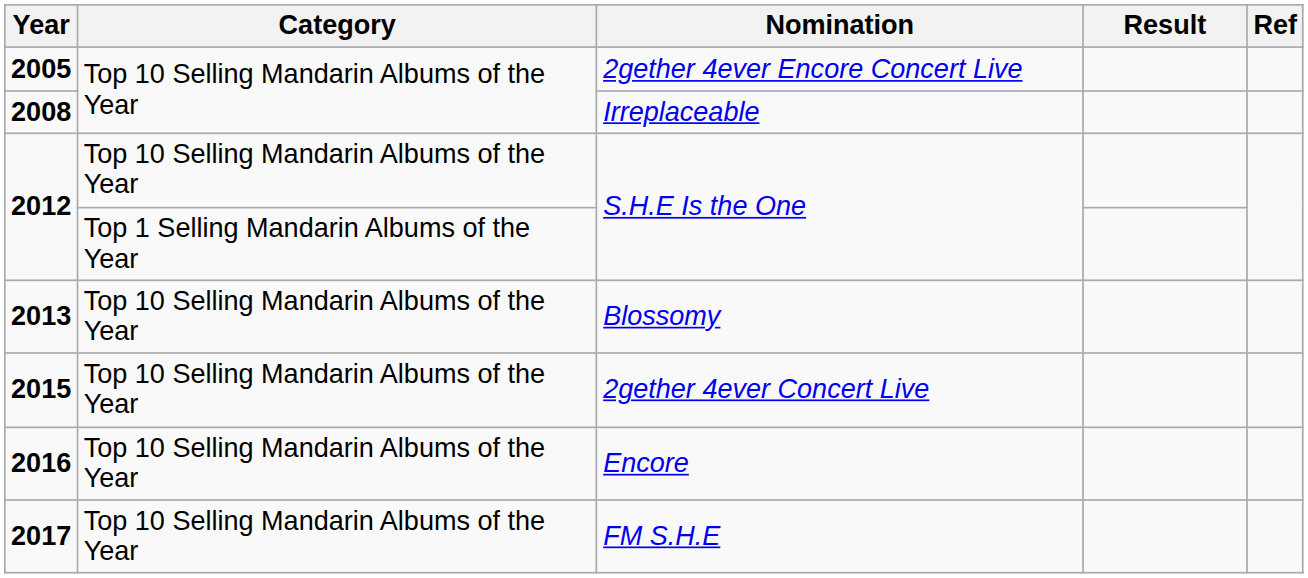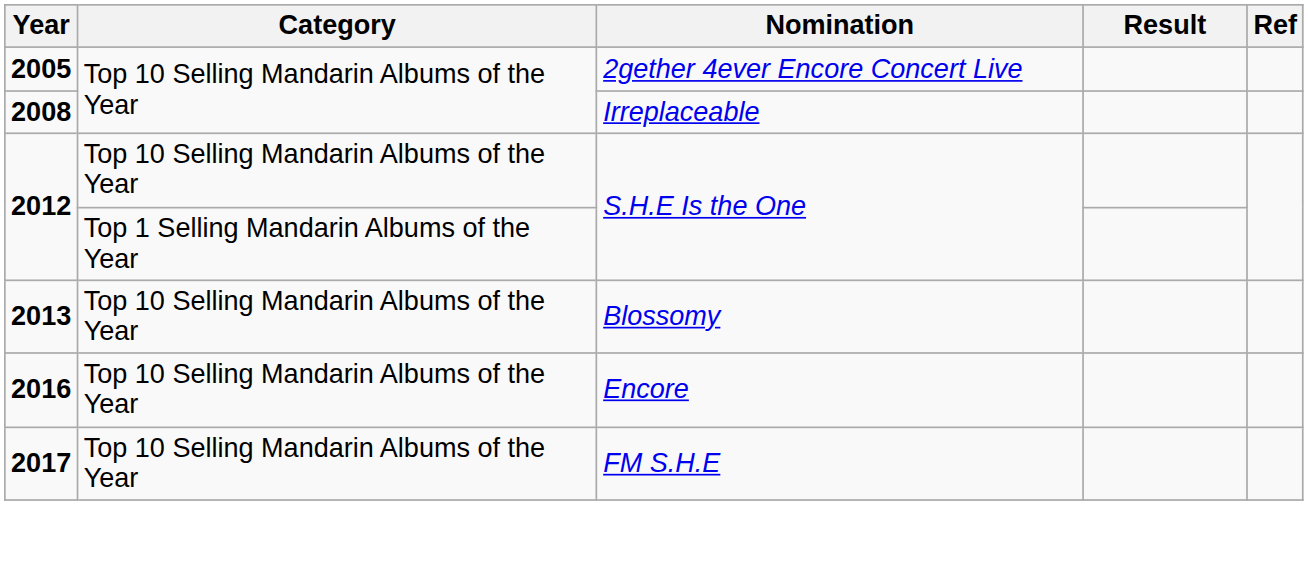- row: (41, 389)
